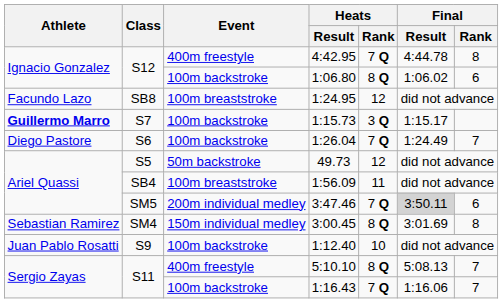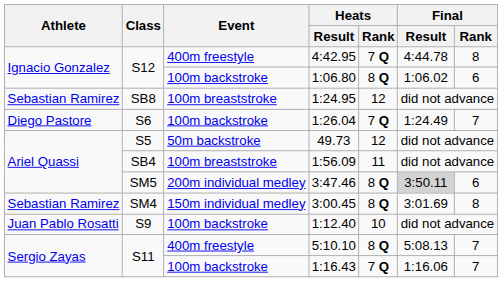(50, 99) Facundo Lazo -> (63, 99) Sebastian Ramirez
- row: (334, 120)
(378, 204) 7 Q -> (378, 183) 8 Q
